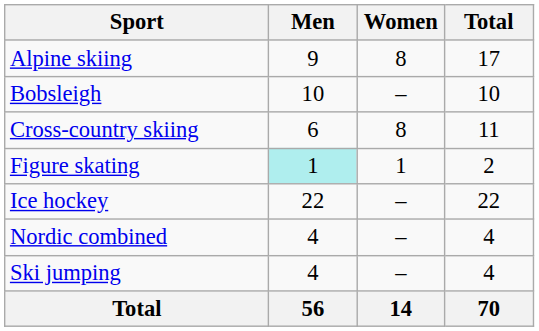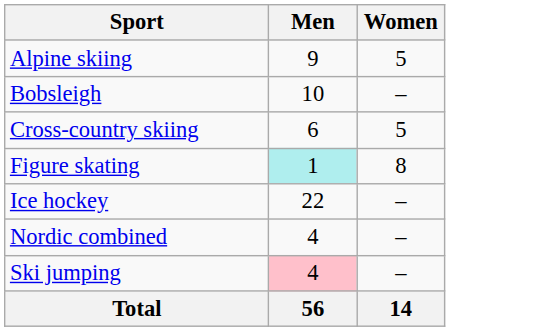- column: (489, 22)
(401, 58) 8 -> (401, 58) 5
(401, 129) 8 -> (401, 129) 5
(401, 165) 1 -> (401, 165) 8
(313, 272) no background -> (313, 272) pink background
